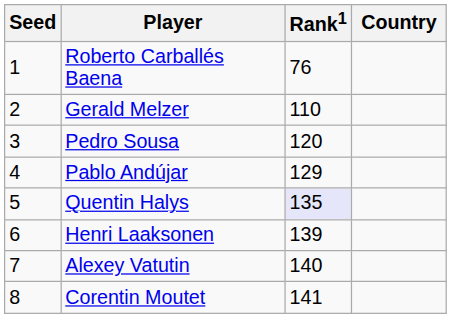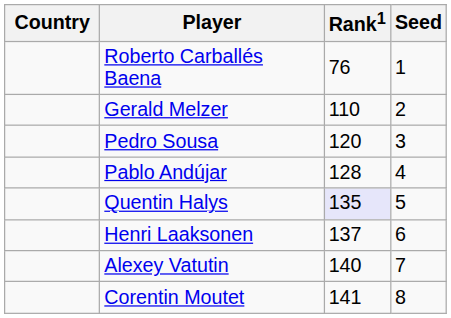columns swapped: (399, 22) <-> (33, 22)
(306, 172) 129 -> (345, 172) 128
(306, 234) 139 -> (345, 234) 137
